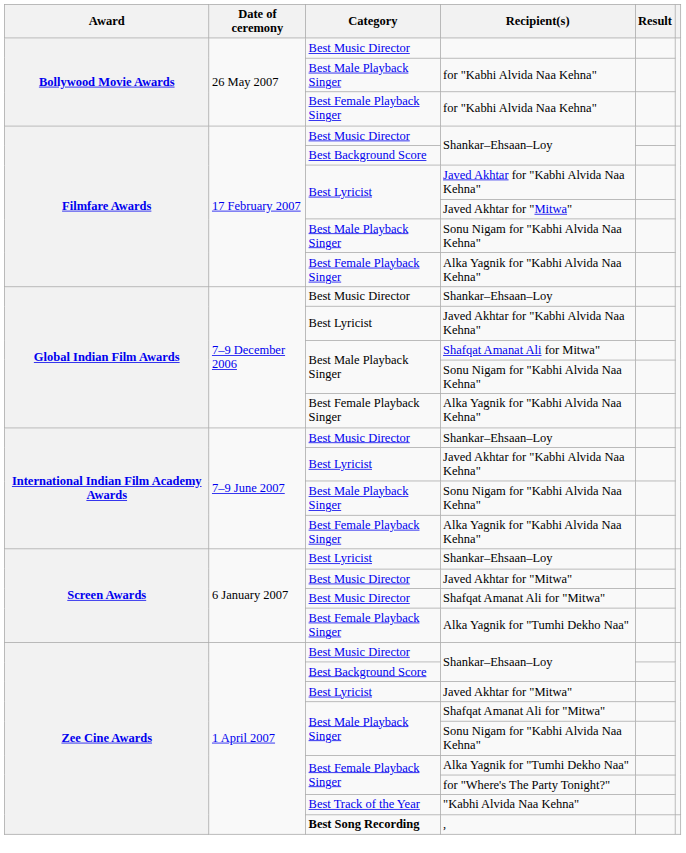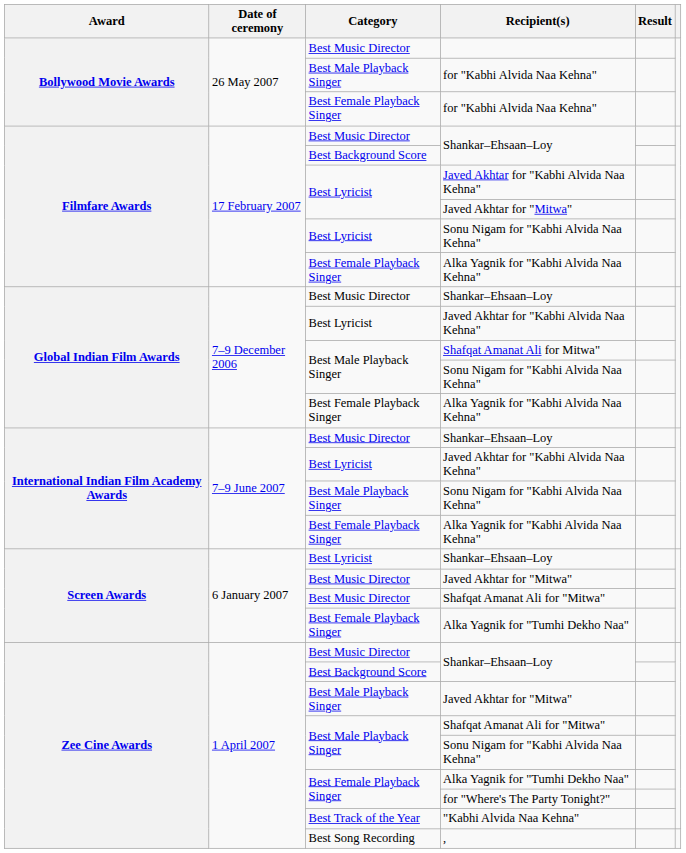(358, 235) Best Male Playback Singer -> (340, 235) Best Lyricist
(340, 691) Best Lyricist -> (358, 698) Best Male Playback Singer
(364, 824) bold -> (362, 838) normal
